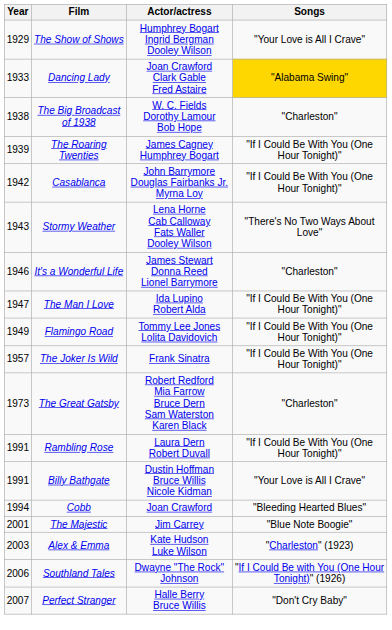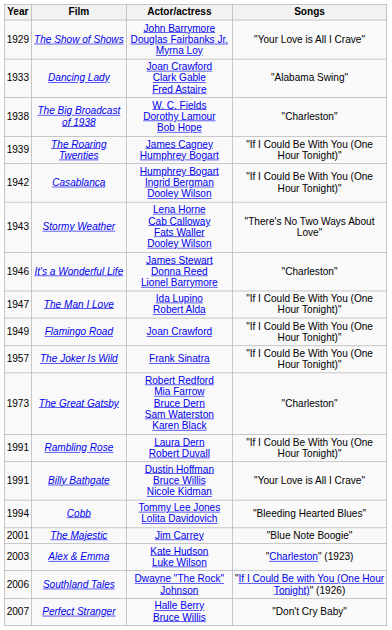(179, 39) Humphrey Bogart Ingrid Bergman Dooley Wilson -> (179, 39) John Barrymore Douglas Fairbanks Jr. Myrna Loy
(310, 78) gold background -> (310, 78) no background
(179, 183) John Barrymore Douglas Fairbanks Jr. Myrna Loy -> (179, 183) Humphrey Bogart Ingrid Bergman Dooley Wilson
(179, 332) Tommy Lee Jones Lolita Davidovich -> (179, 332) Joan Crawford
(179, 508) Joan Crawford -> (179, 514) Tommy Lee Jones Lolita Davidovich
